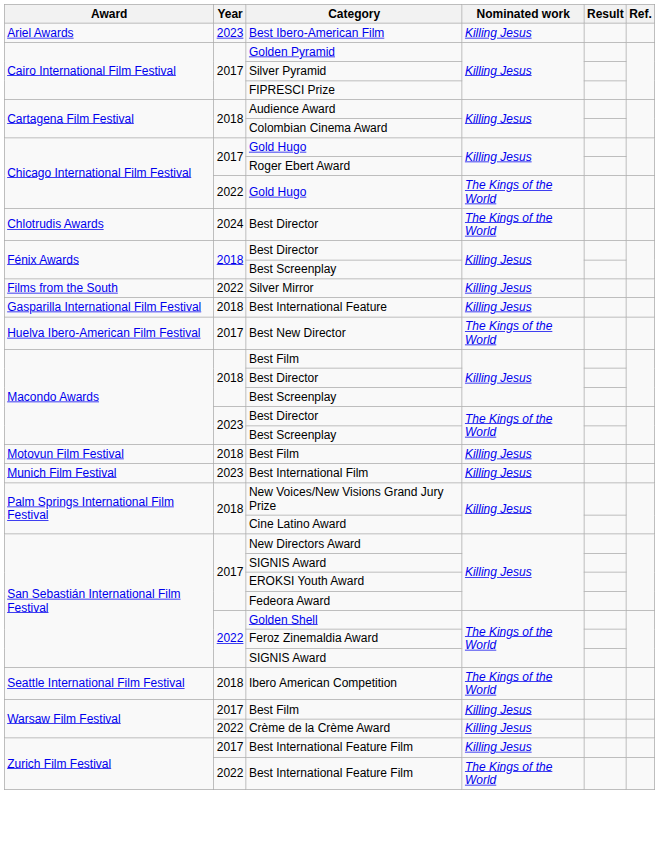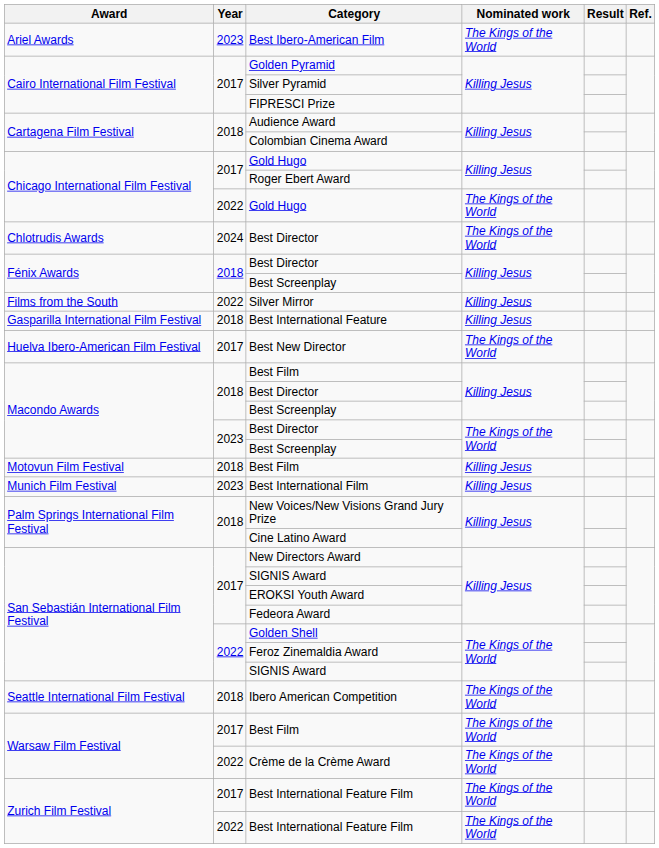(498, 33) Killing Jesus -> (509, 39) The Kings of the World
(498, 709) Killing Jesus -> (509, 729) The Kings of the World
(498, 728) Killing Jesus -> (509, 762) The Kings of the World
(498, 747) Killing Jesus -> (509, 794) The Kings of the World
